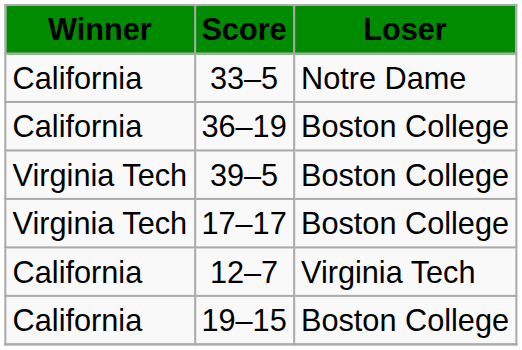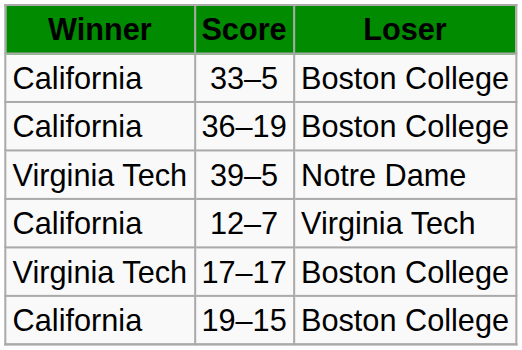(384, 78) Notre Dame -> (405, 78) Boston College
(405, 175) Boston College -> (384, 175) Notre Dame
rows swapped: (244, 224) <-> (244, 272)
